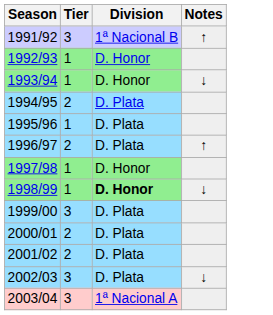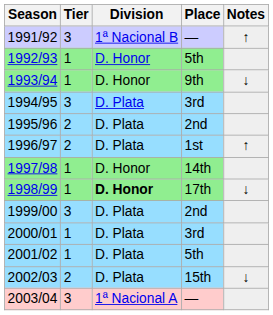+ column: (202, 15)
(68, 102) 2 -> (68, 102) 3
(68, 124) 1 -> (68, 124) 2
(68, 233) 2 -> (68, 233) 1
(68, 255) 2 -> (68, 255) 1
(68, 277) 3 -> (68, 277) 2
